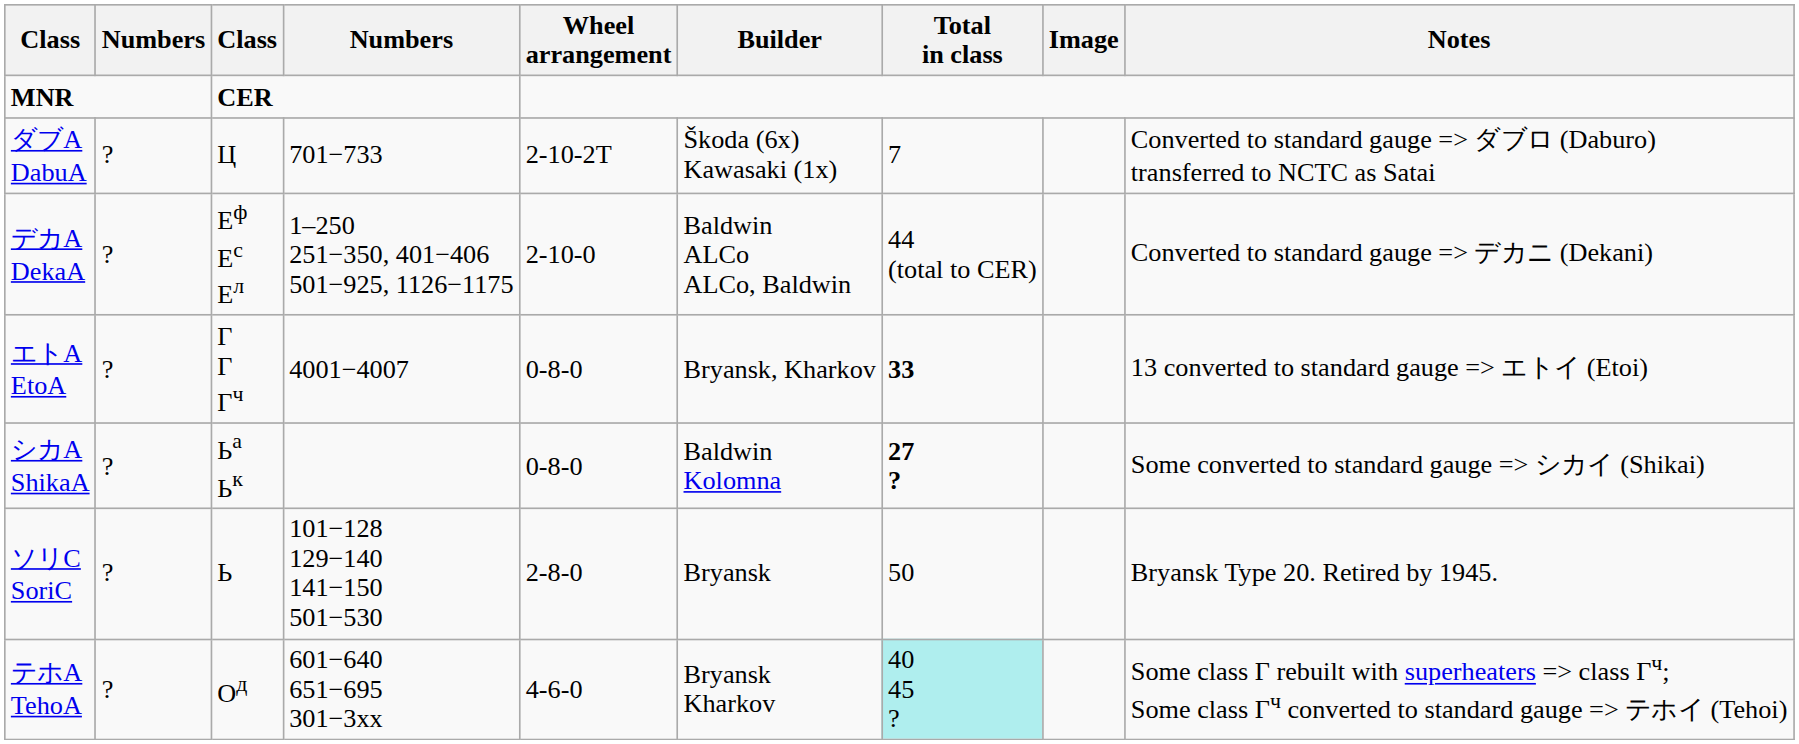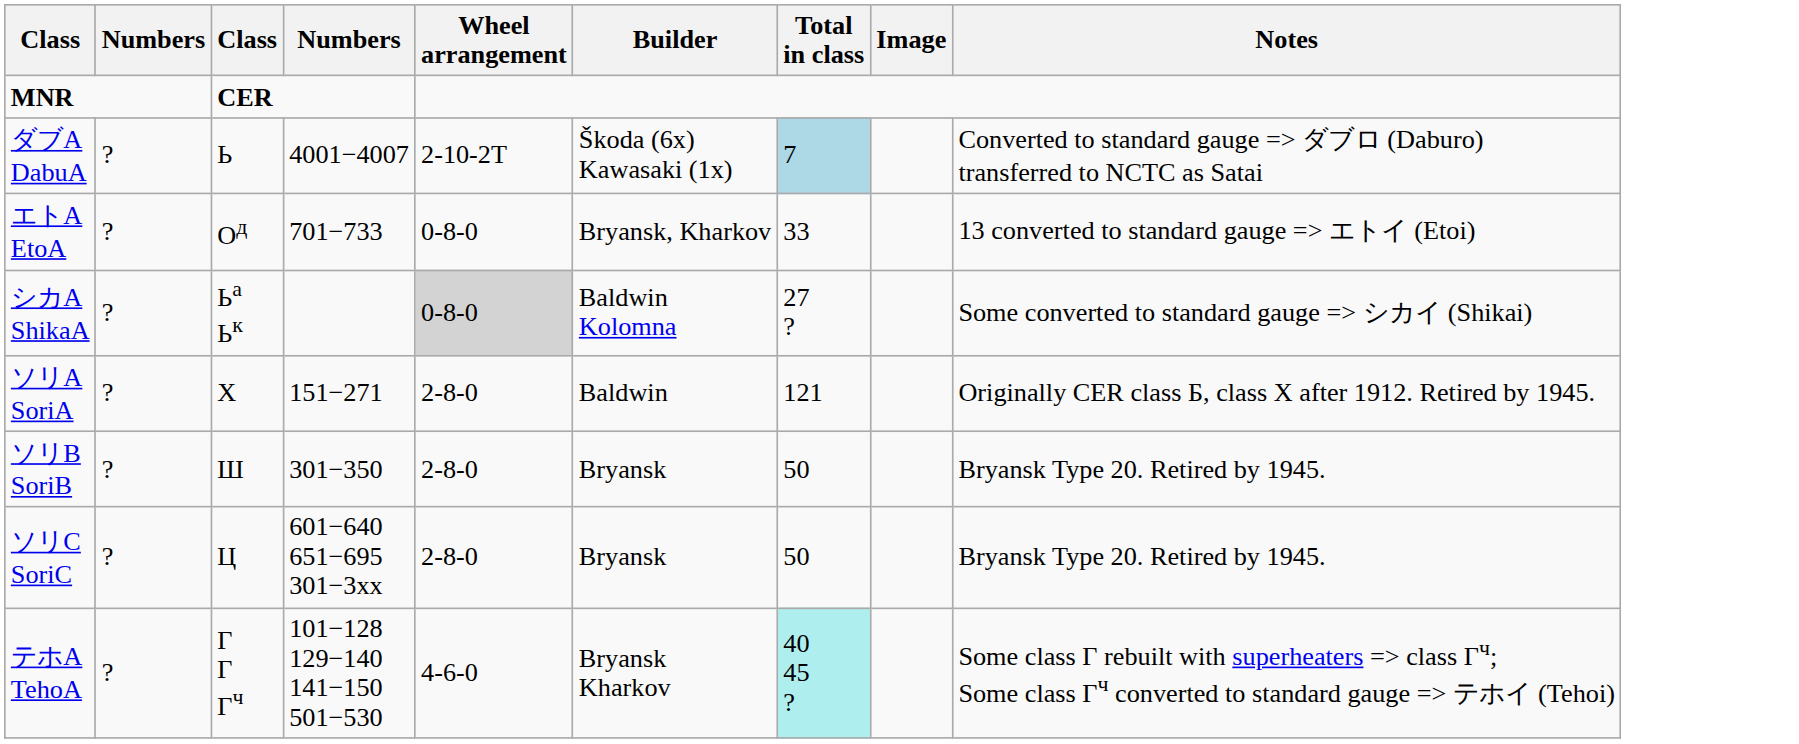(227, 155) Ц -> (225, 155) Ь
(336, 155) 701−733 -> (349, 155) 4001−4007
(895, 155) no background -> (790, 155) lightblue background
- row: (48, 255)
(230, 369) Г Г Гч -> (232, 231) Oд
(349, 369) 4001−4007 -> (336, 231) 701−733
(901, 369) bold -> (796, 231) normal
(554, 465) no background -> (449, 312) lightgrey background
(901, 465) bold -> (796, 312) normal
+ row: (47, 393)
+ row: (46, 469)
(225, 573) Ь -> (227, 557) Ц
(336, 573) 101−128 129−140 141−150 501−530 -> (336, 557) 601−640 651−695 301−3xx
(232, 688) Oд -> (230, 672) Г Г Гч
(336, 688) 601−640 651−695 301−3xx -> (336, 672) 101−128 129−140 141−150 501−530
